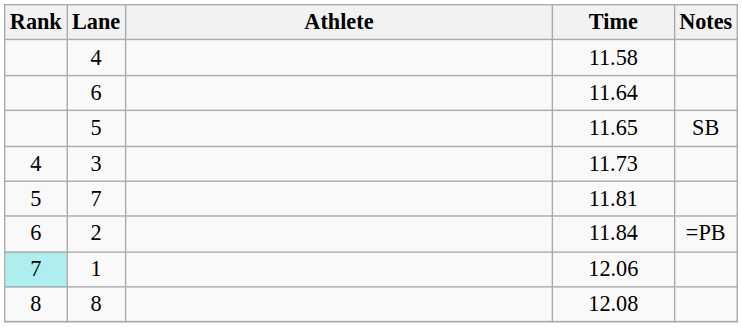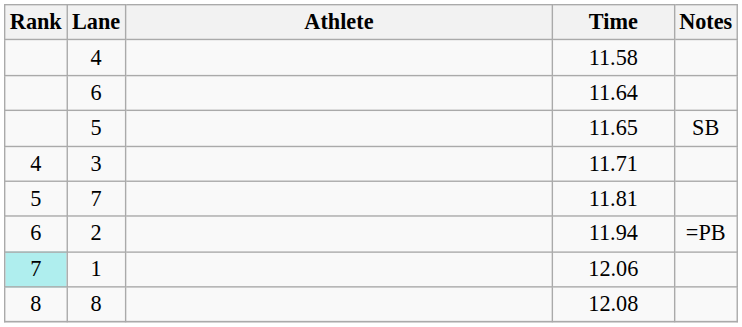(613, 163) 11.73 -> (613, 163) 11.71
(613, 233) 11.84 -> (613, 233) 11.94
